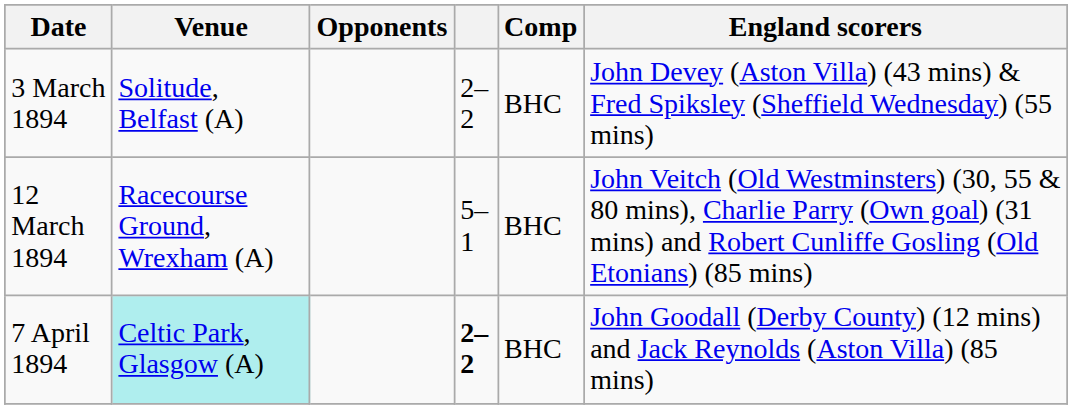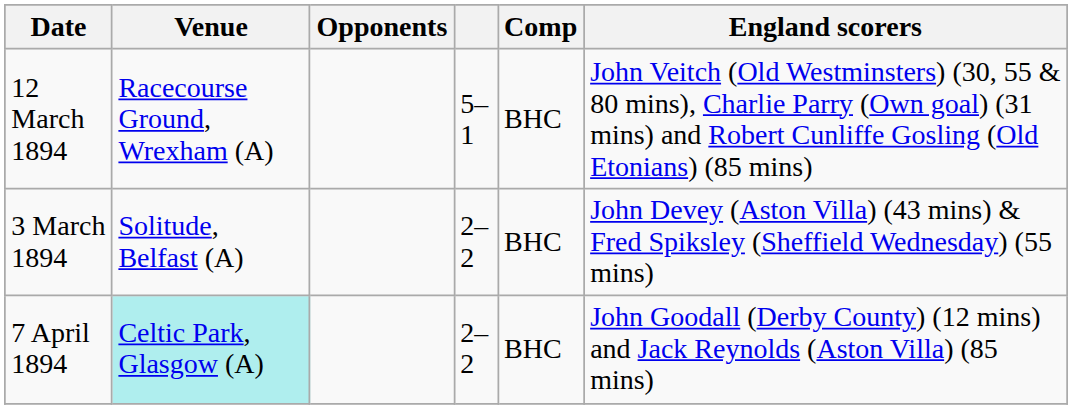rows swapped: (58, 102) <-> (48, 225)
(474, 348) bold -> (474, 348) normal
